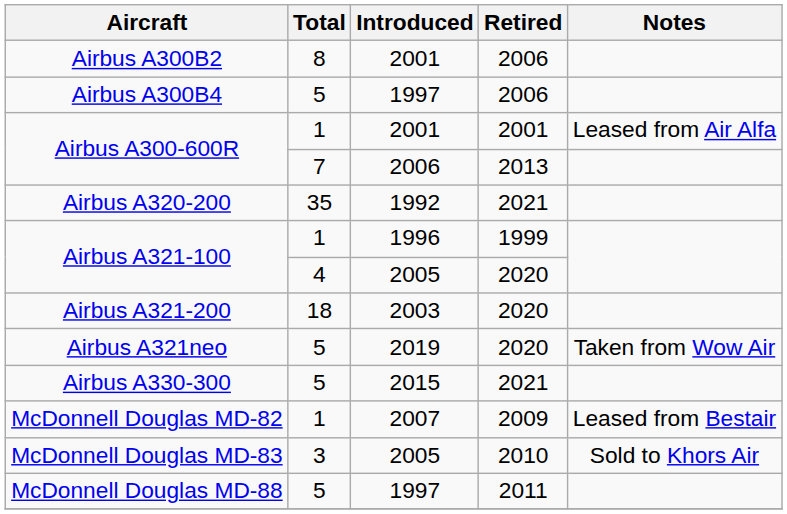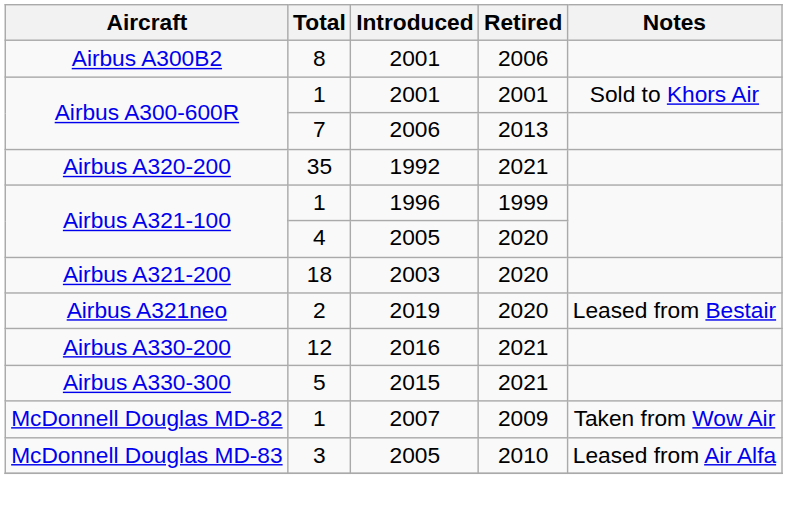- row: (147, 94)
(674, 130) Leased from Air Alfa -> (674, 94) Sold to Khors Air
(319, 346) 5 -> (319, 310) 2
(674, 346) Taken from Wow Air -> (674, 310) Leased from Bestair
+ row: (147, 346)
(674, 418) Leased from Bestair -> (674, 418) Taken from Wow Air
(674, 454) Sold to Khors Air -> (674, 454) Leased from Air Alfa
- row: (147, 490)
